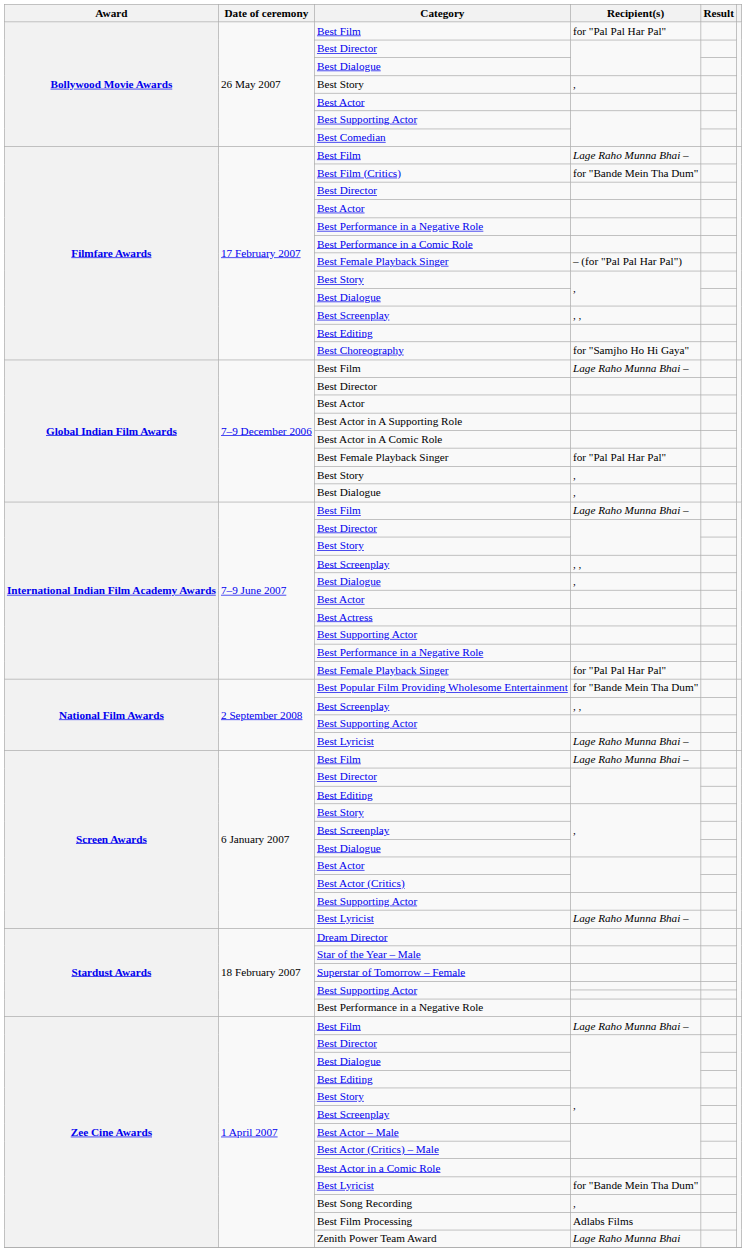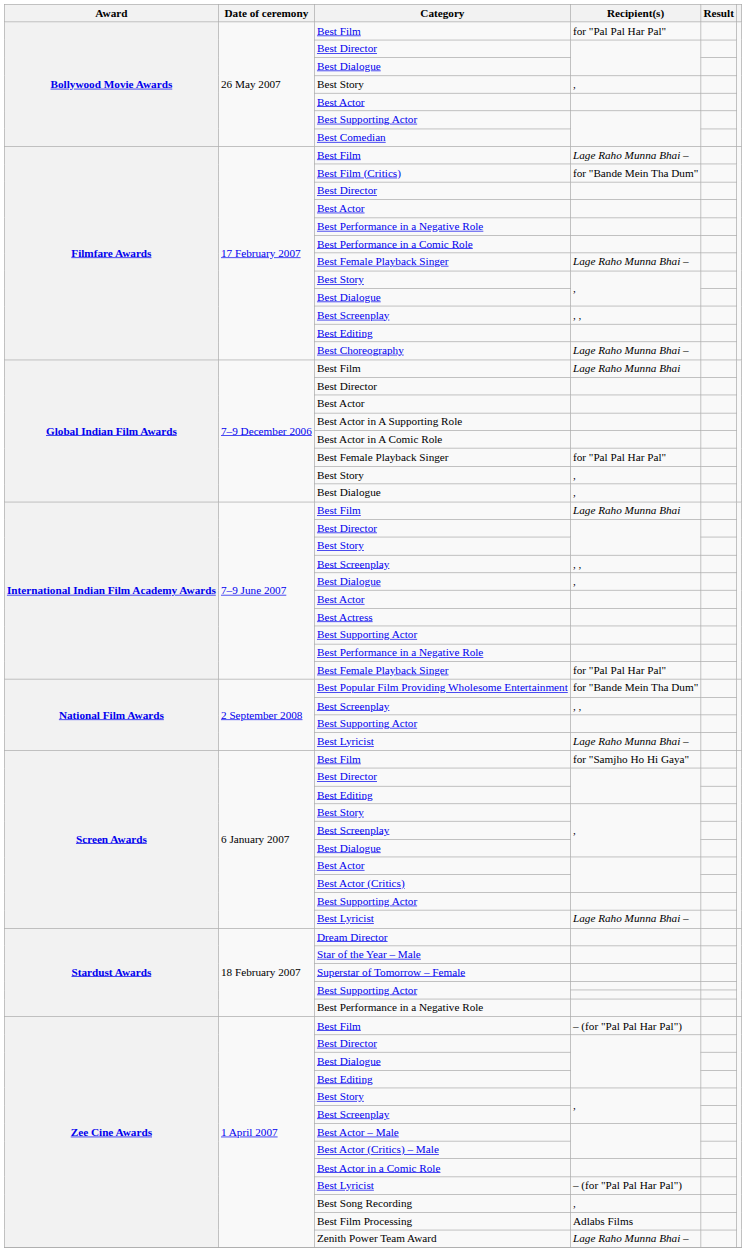(627, 262) – (for "Pal Pal Har Pal") -> (631, 262) Lage Raho Munna Bhai –
(631, 350) for "Samjho Ho Hi Gaya" -> (631, 350) Lage Raho Munna Bhai –
(631, 368) Lage Raho Munna Bhai – -> (627, 368) Lage Raho Munna Bhai
(631, 510) Lage Raho Munna Bhai – -> (627, 510) Lage Raho Munna Bhai
(631, 759) Lage Raho Munna Bhai – -> (631, 759) for "Samjho Ho Hi Gaya"
(631, 1025) Lage Raho Munna Bhai – -> (627, 1025) – (for "Pal Pal Har Pal")
(636, 1185) for "Bande Mein Tha Dum" -> (627, 1185) – (for "Pal Pal Har Pal")
(627, 1238) Lage Raho Munna Bhai -> (631, 1238) Lage Raho Munna Bhai –
